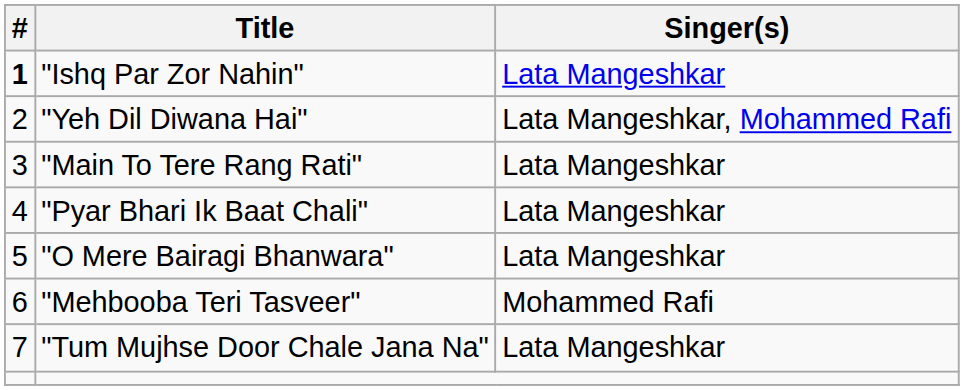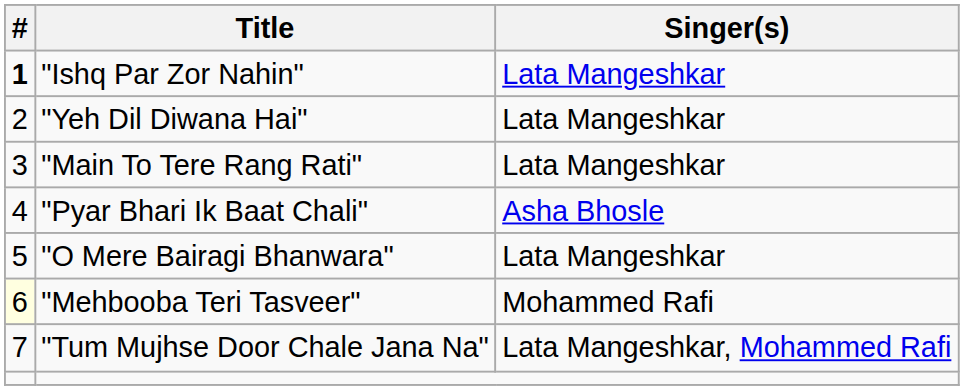(727, 119) Lata Mangeshkar, Mohammed Rafi -> (614, 119) Lata Mangeshkar
(614, 211) Lata Mangeshkar -> (583, 211) Asha Bhosle
(20, 302) no background -> (20, 302) lightyellow background
(614, 348) Lata Mangeshkar -> (727, 348) Lata Mangeshkar, Mohammed Rafi
